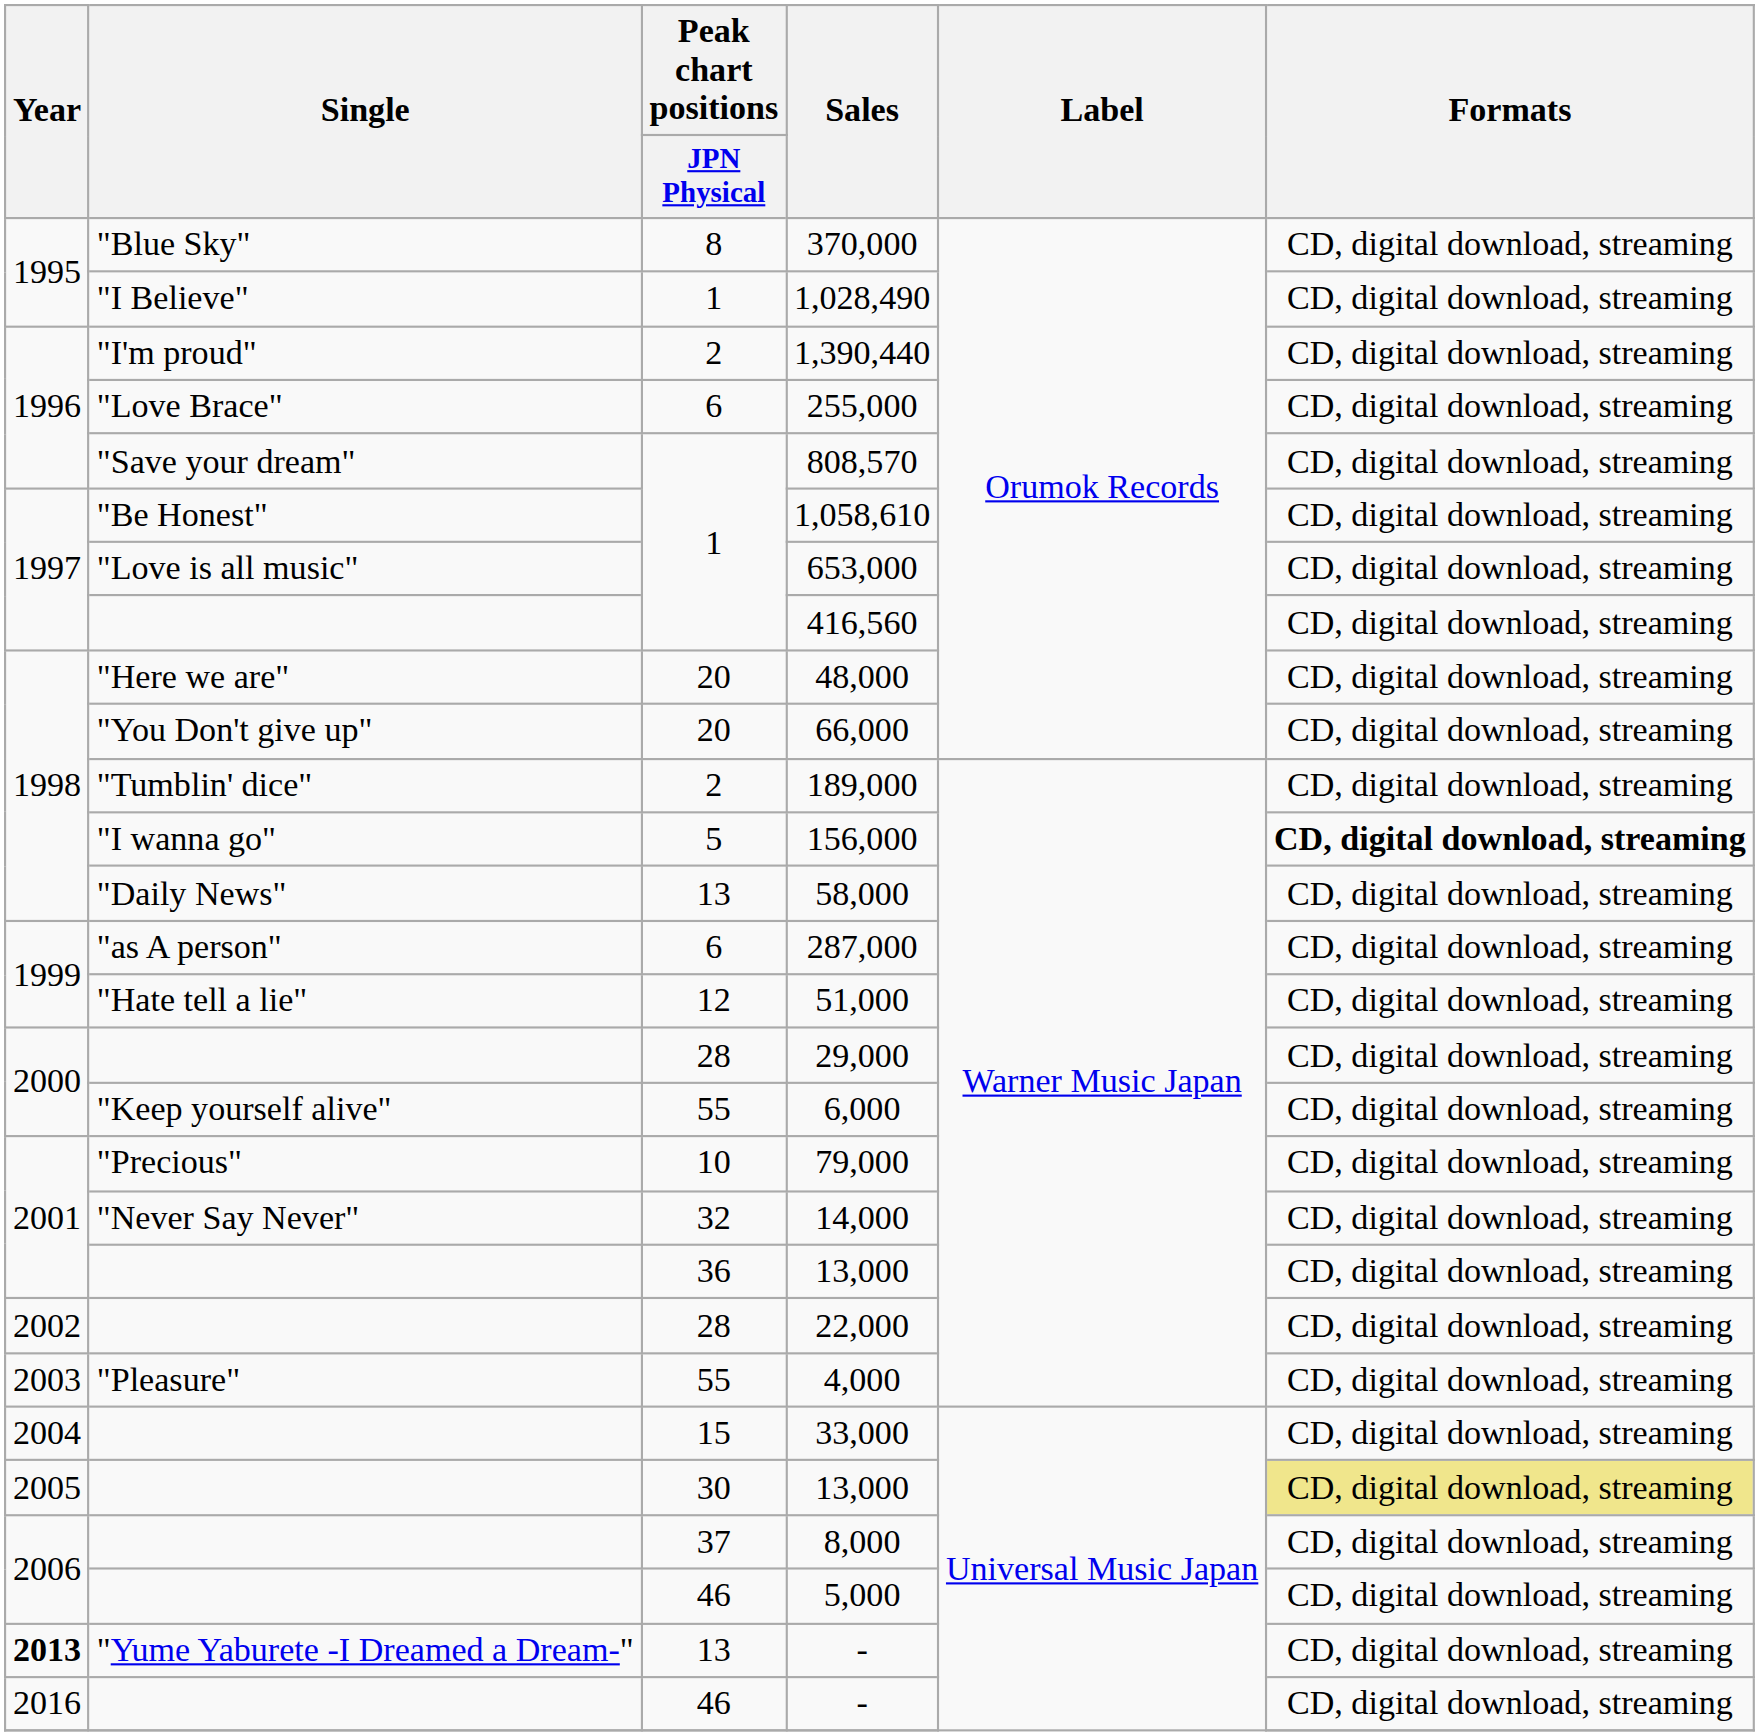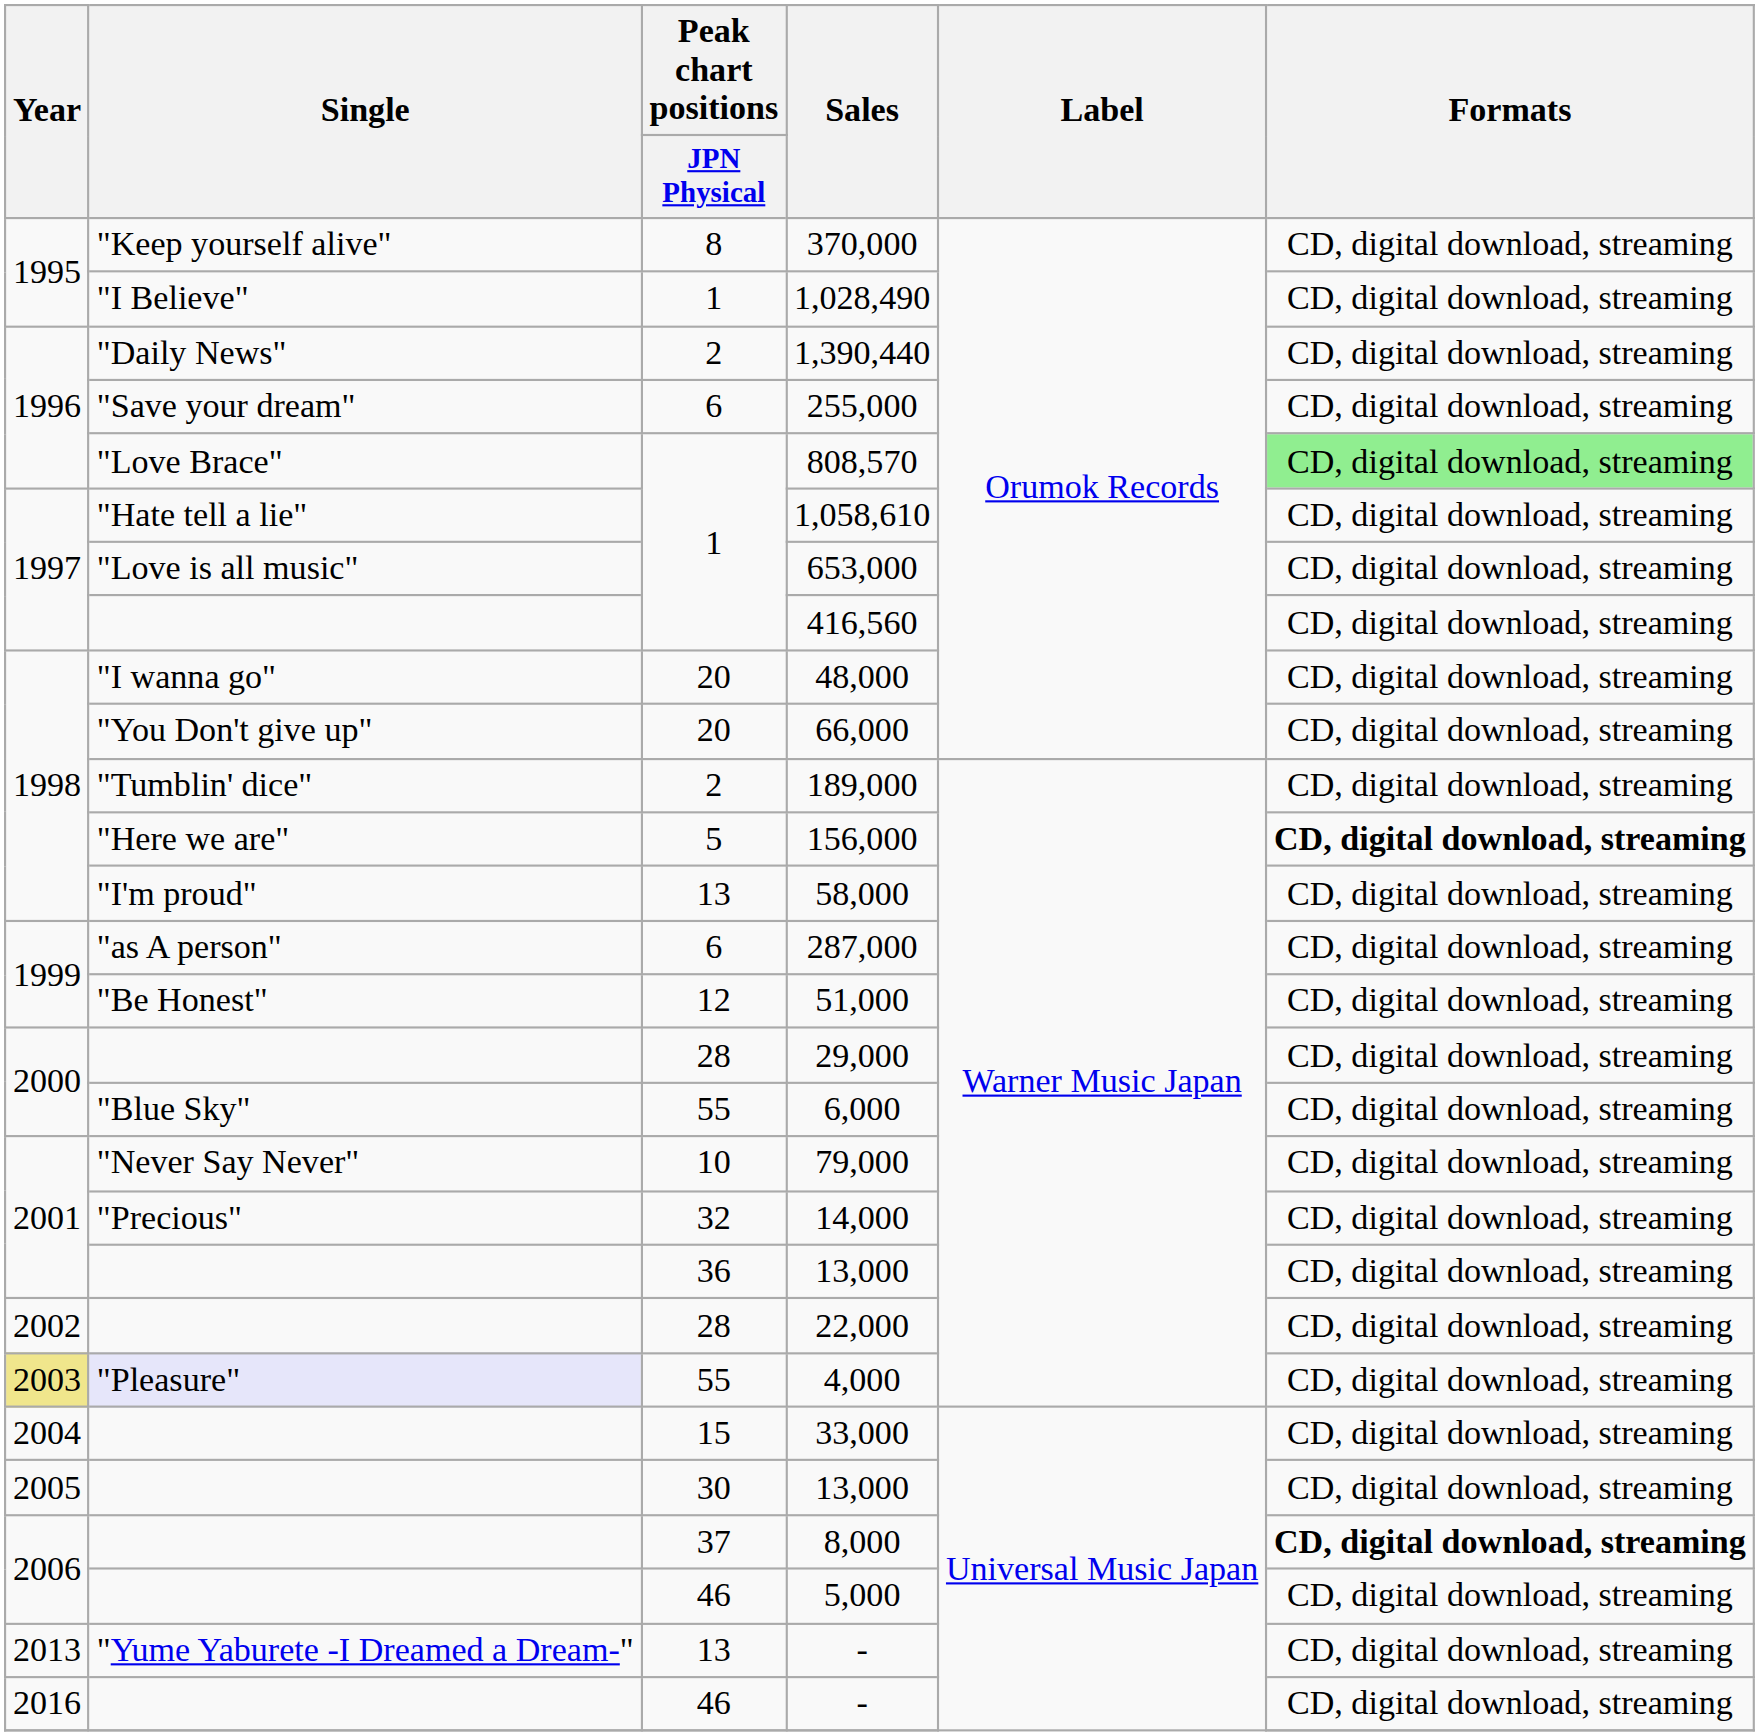(174, 244) "Blue Sky" -> (244, 244) "Keep yourself alive"
(177, 352) "I'm proud" -> (192, 352) "Daily News"
(190, 406) "Love Brace" -> (226, 406) "Save your dream"
(226, 460) "Save your dream" -> (190, 460) "Love Brace"
(1510, 460) no background -> (1510, 460) lightgreen background
(182, 514) "Be Honest" -> (202, 514) "Hate tell a lie"
(193, 676) "Here we are" -> (186, 676) "I wanna go"
(186, 838) "I wanna go" -> (193, 838) "Here we are"
(192, 892) "Daily News" -> (177, 892) "I'm proud"
(202, 1000) "Hate tell a lie" -> (182, 1000) "Be Honest"
(244, 1108) "Keep yourself alive" -> (174, 1108) "Blue Sky"
(169, 1162) "Precious" -> (228, 1162) "Never Say Never"
(228, 1217) "Never Say Never" -> (169, 1217) "Precious"
(47, 1379) no background -> (47, 1379) khaki background
(168, 1379) no background -> (168, 1379) lavender background
(1510, 1487) khaki background -> (1510, 1487) no background
(1510, 1541) normal -> (1510, 1541) bold
(47, 1649) bold -> (47, 1649) normal
